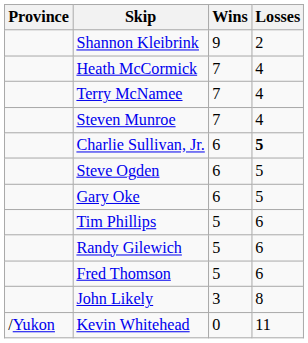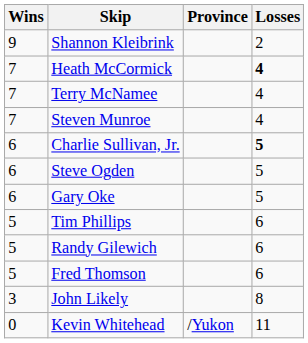columns swapped: (39, 17) <-> (230, 17)
(259, 68) normal -> (259, 68) bold
